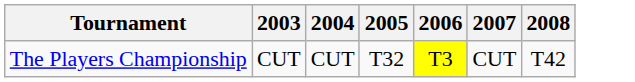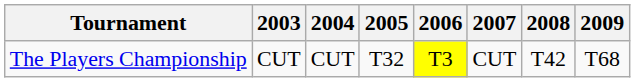+ column: (602, 22)
